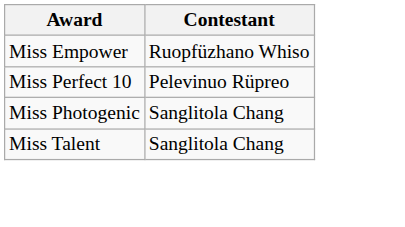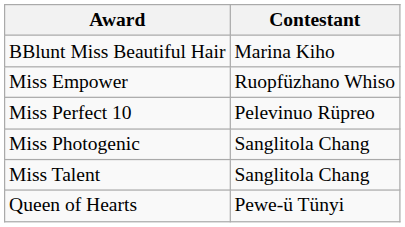+ row: (117, 50)
+ row: (73, 205)
